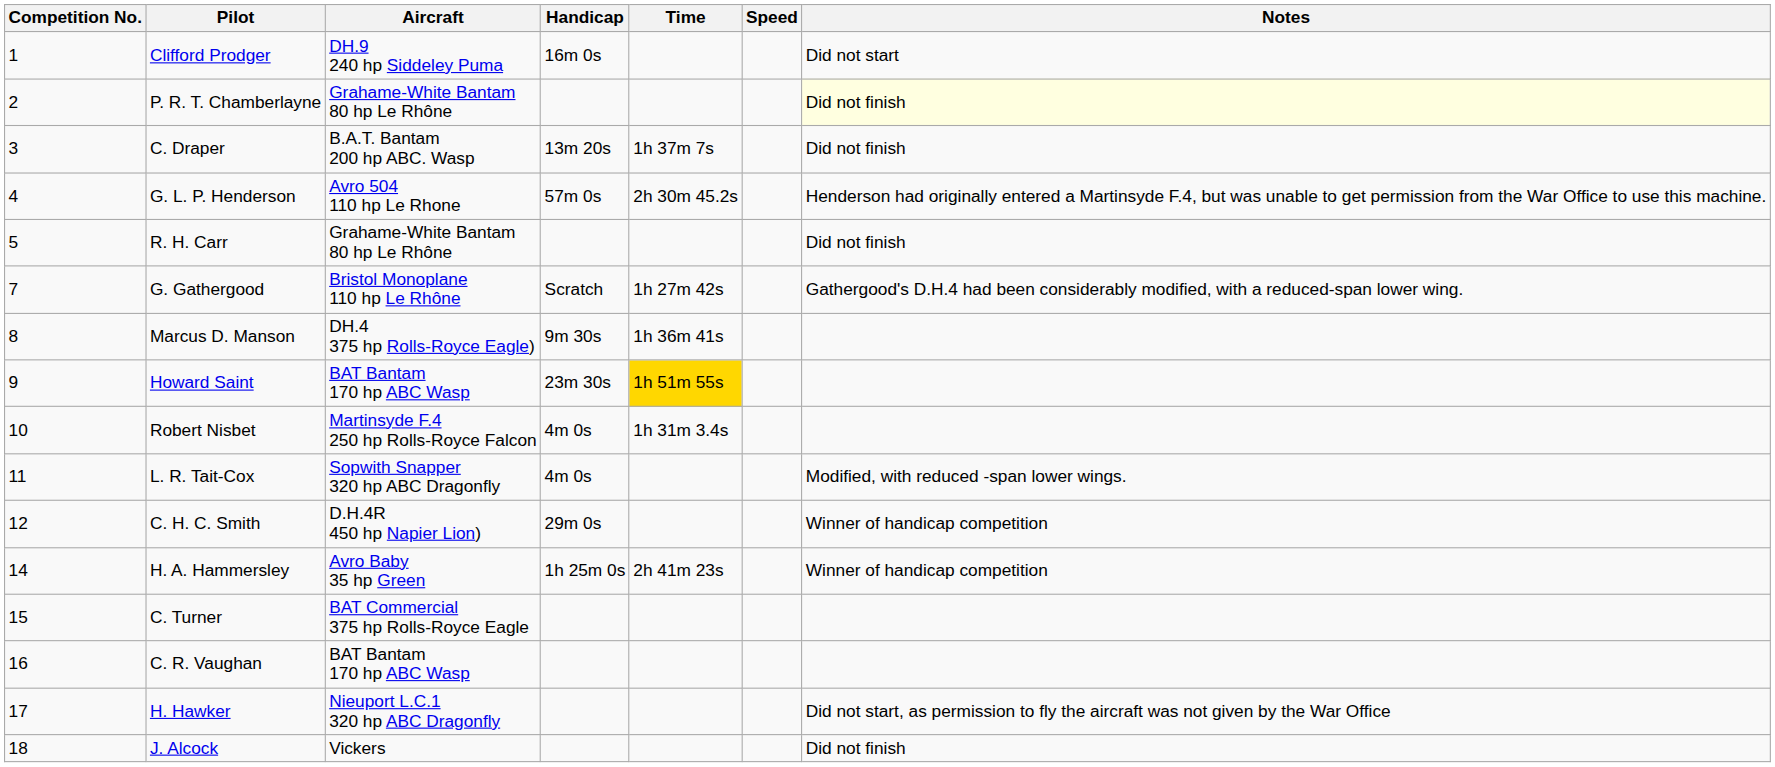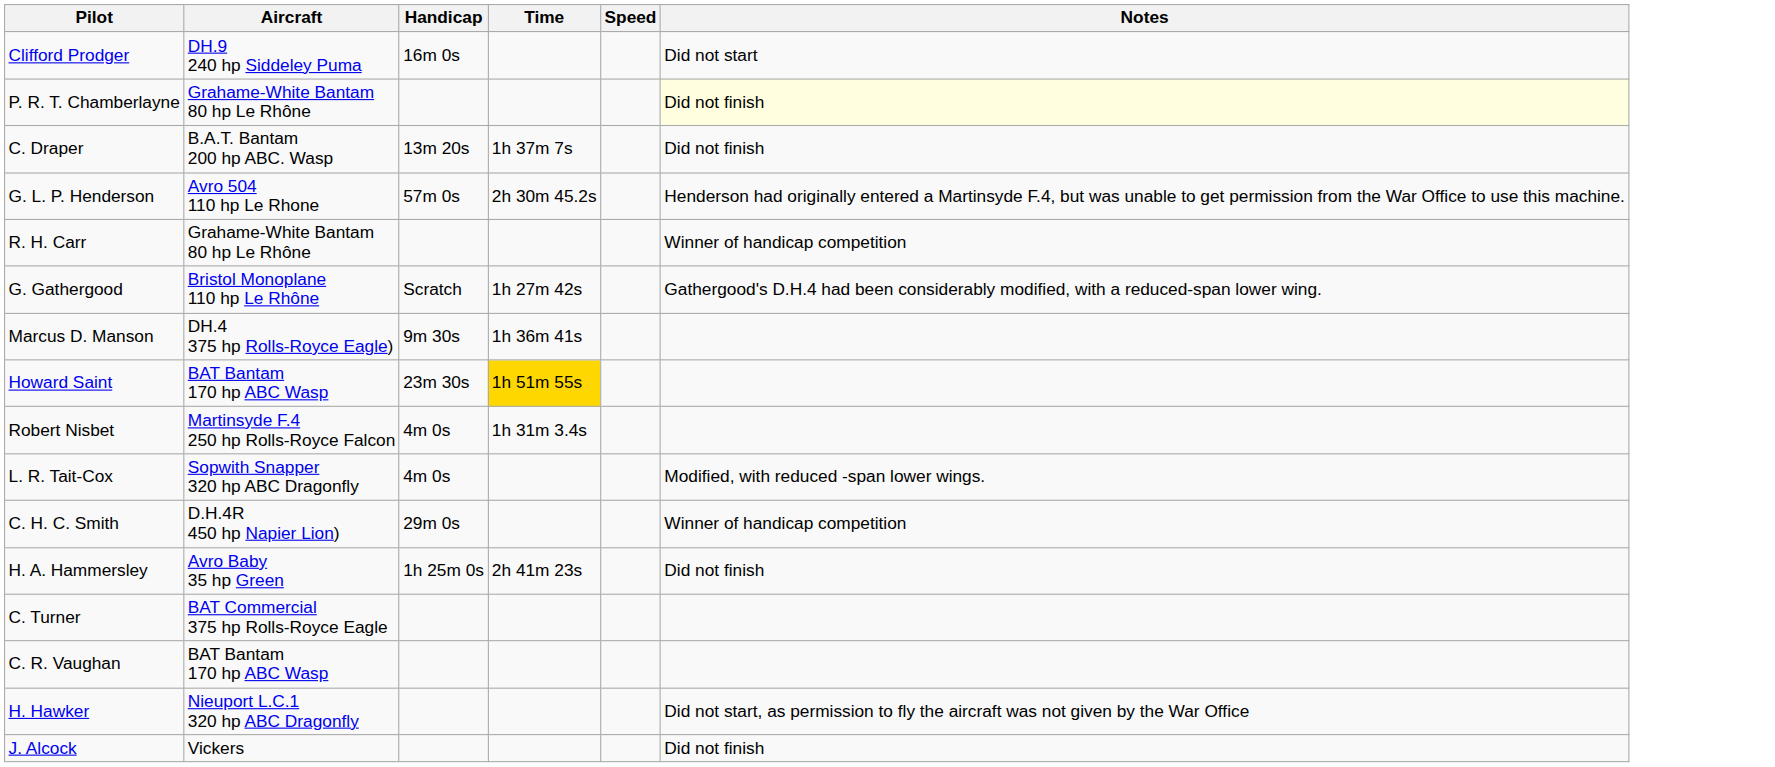- column: (75, 18)
(856, 242) Did not finish -> (785, 242) Winner of handicap competition
(927, 570) Winner of handicap competition -> (714, 570) Did not finish
